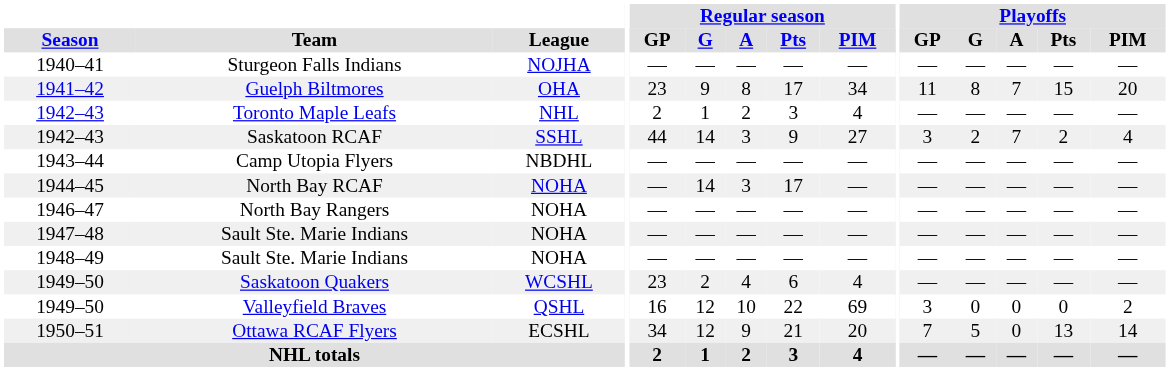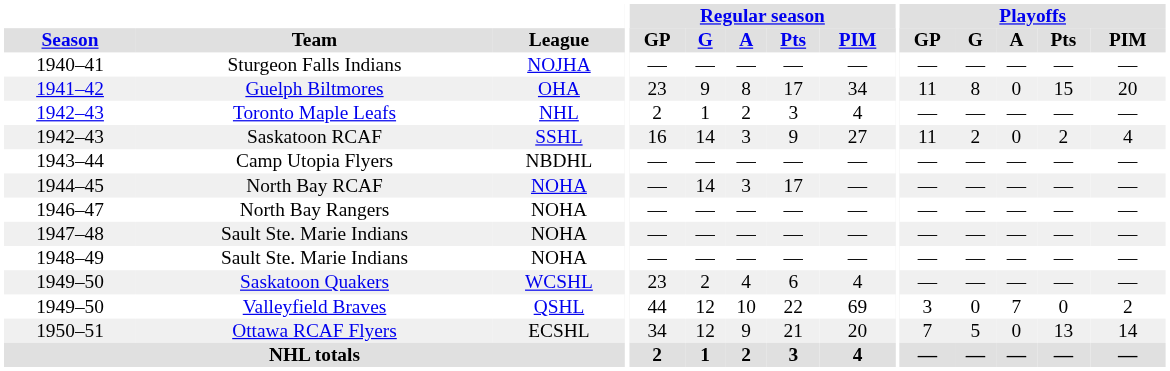(1016, 88) 7 -> (1016, 88) 0
(657, 136) 44 -> (657, 136) 16
(927, 136) 3 -> (927, 136) 11
(1016, 136) 7 -> (1016, 136) 0
(657, 306) 16 -> (657, 306) 44
(1016, 306) 0 -> (1016, 306) 7
